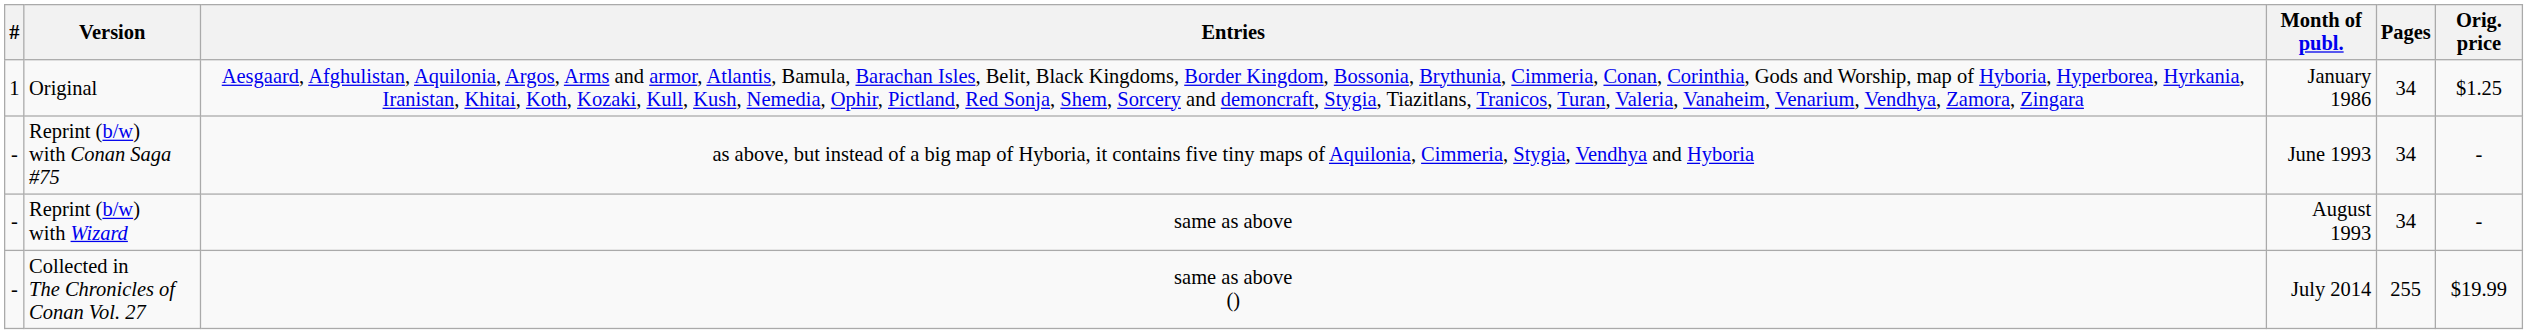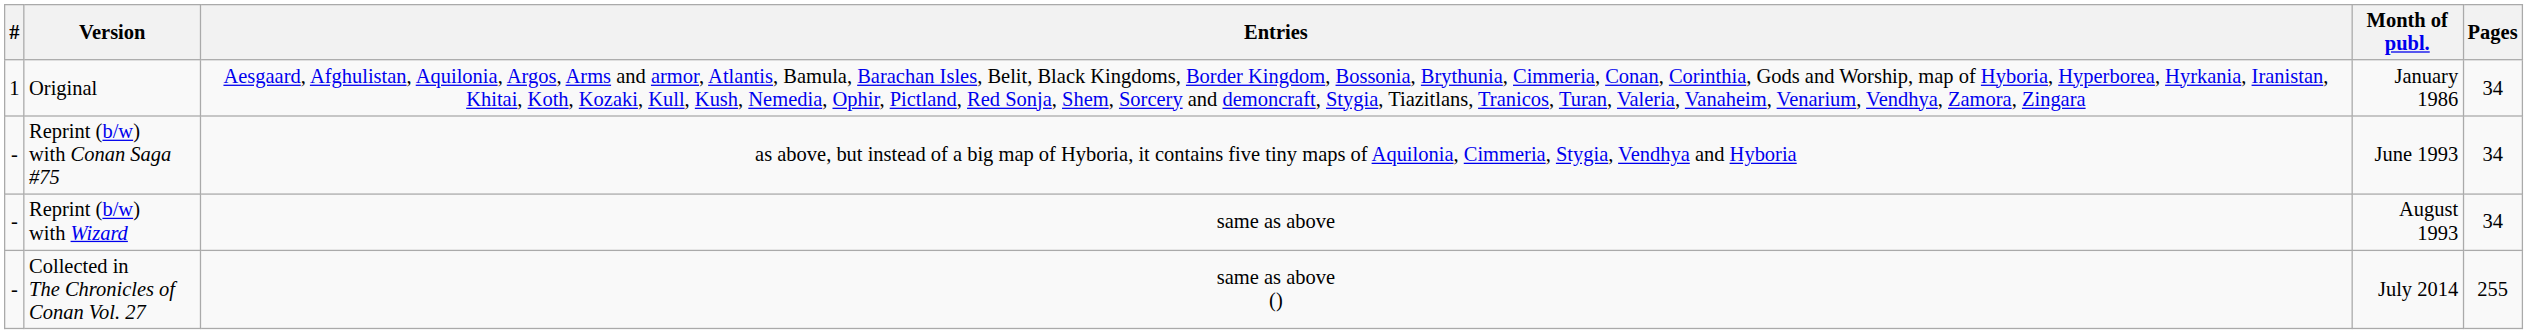- column: (2479, 32)
